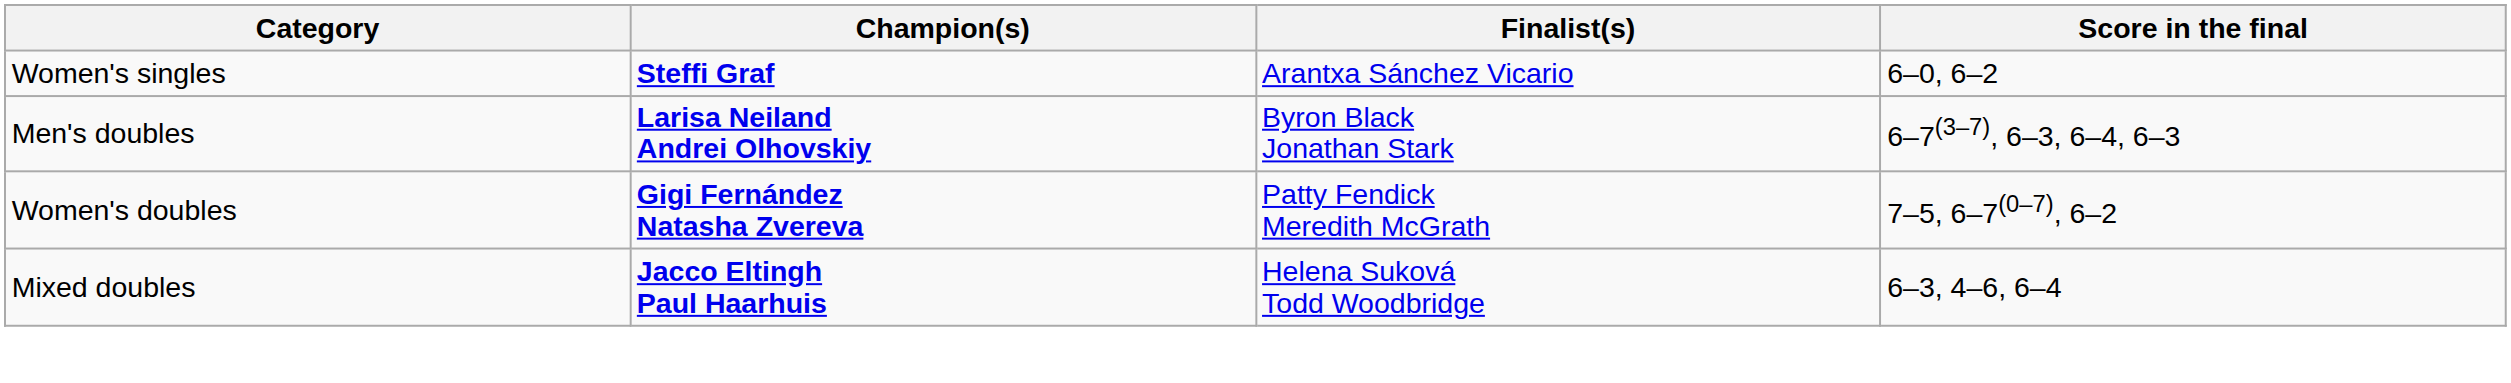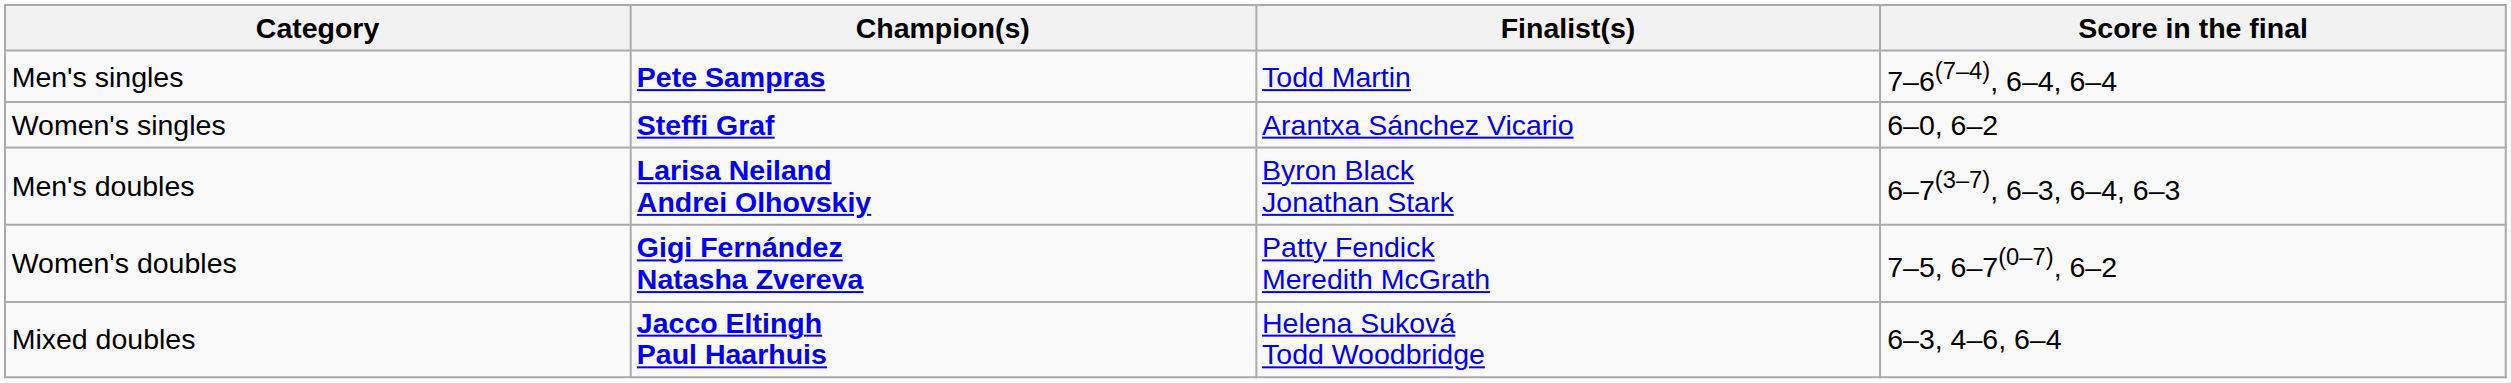+ row: (98, 77)
